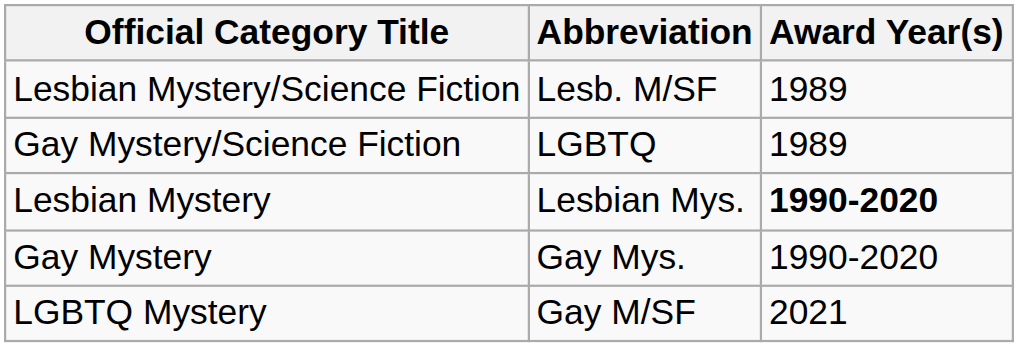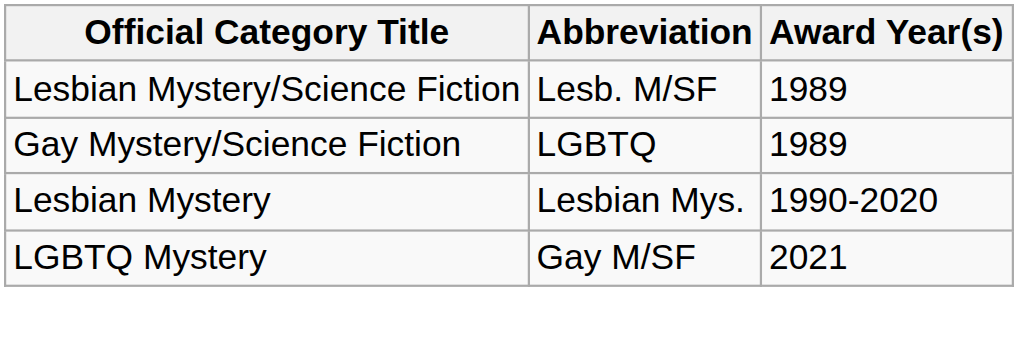(854, 200) bold -> (854, 200) normal
- row: (112, 256)
